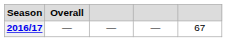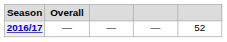(200, 28) 67 -> (200, 28) 52
